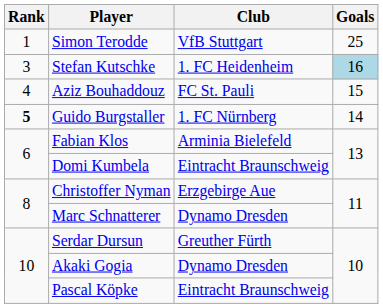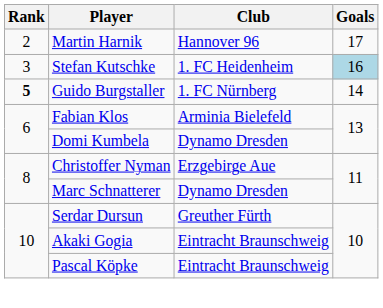- row: (100, 41)
+ row: (97, 41)
- row: (108, 91)
(253, 166) Eintracht Braunschweig -> (233, 141) Dynamo Dresden
(233, 265) Dynamo Dresden -> (253, 240) Eintracht Braunschweig
